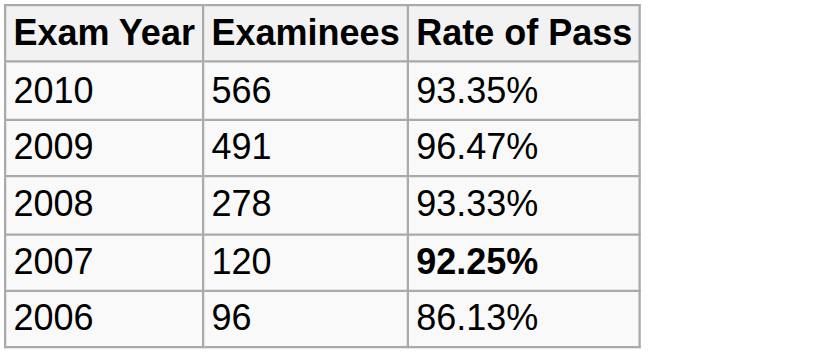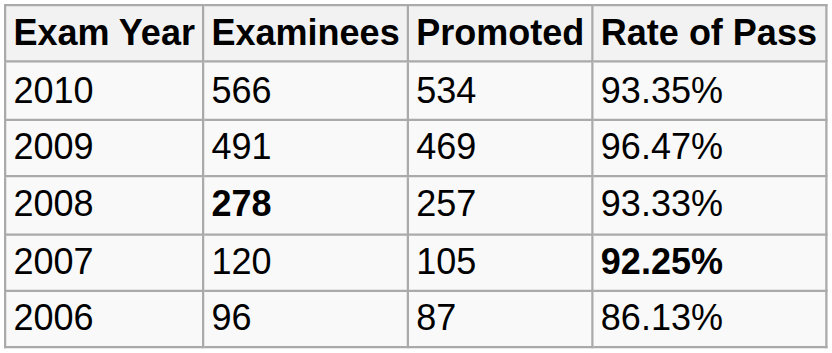+ column: (500, 33)
(242, 204) normal -> (242, 204) bold
